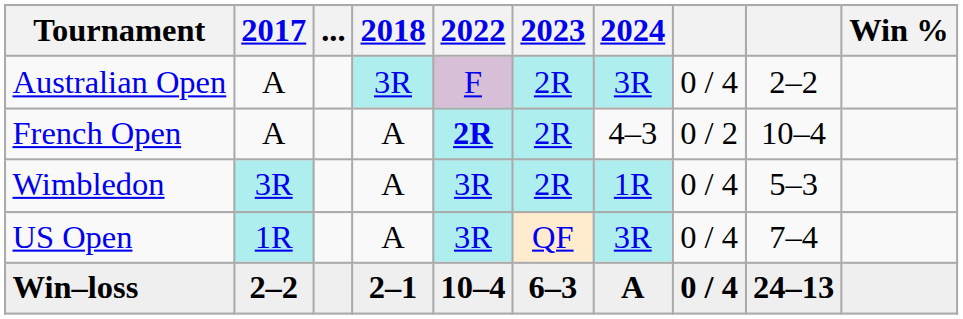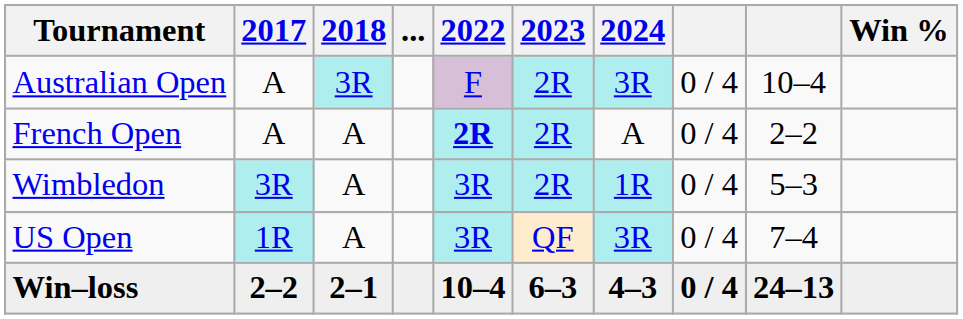columns swapped: (393, 30) <-> (333, 30)
(794, 81) 2–2 -> (794, 81) 10–4
(633, 133) 4–3 -> (633, 133) A
(709, 133) 0 / 2 -> (709, 133) 0 / 4
(794, 133) 10–4 -> (794, 133) 2–2
(633, 287) A -> (633, 287) 4–3
